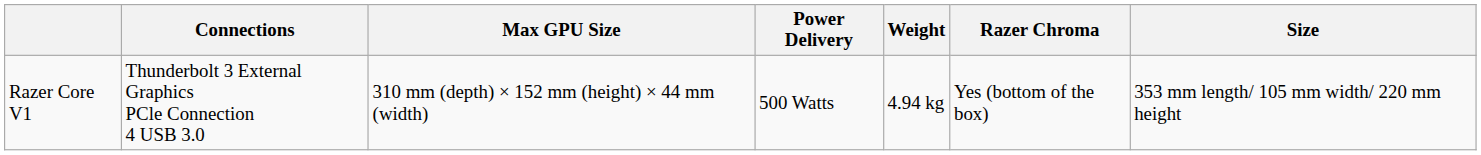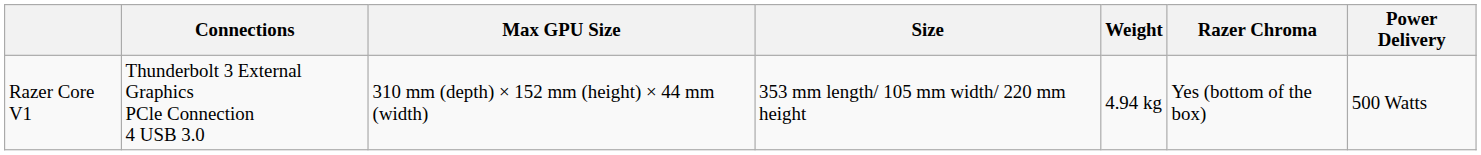columns swapped: (1303, 30) <-> (819, 30)
